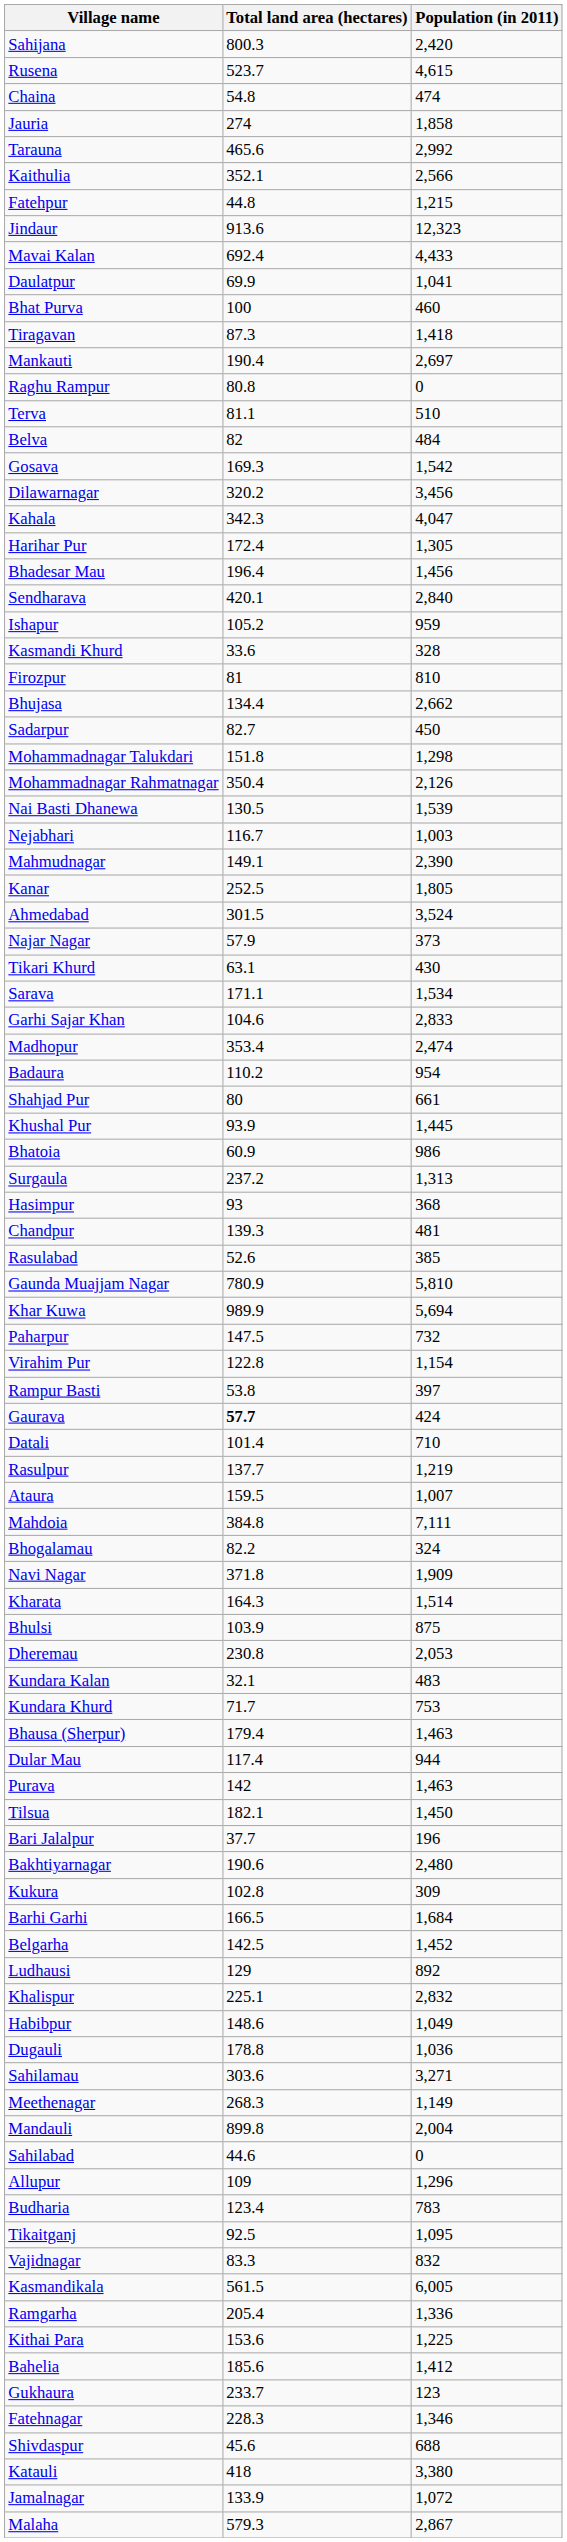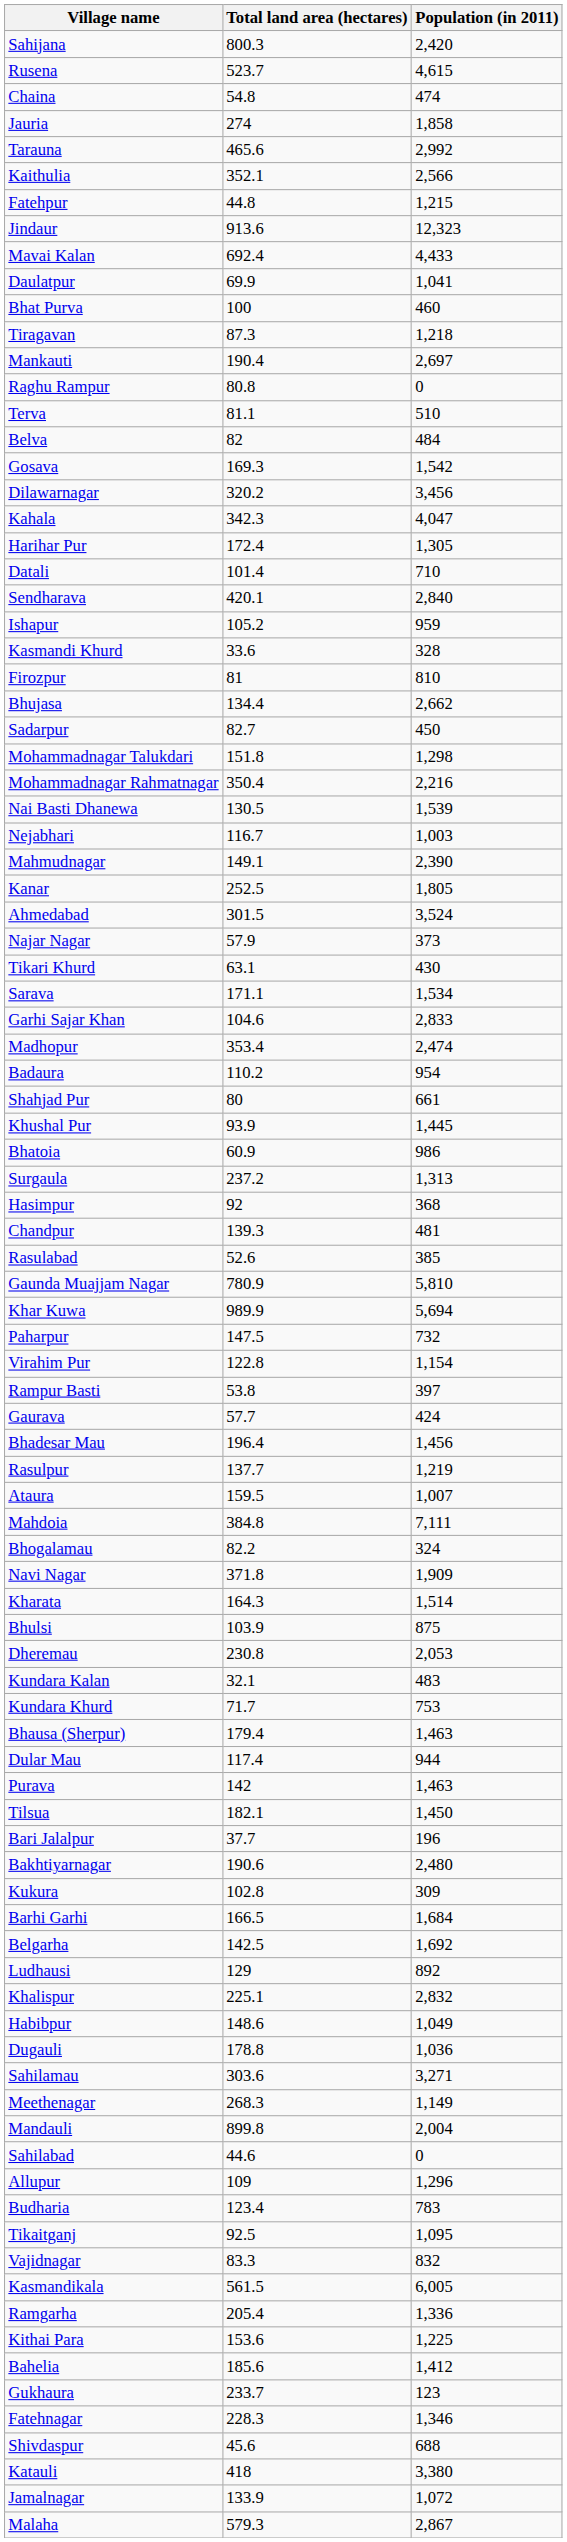(434, 334) 1,418 -> (434, 334) 1,218
rows swapped: (57, 571) <-> (29, 1442)
(434, 783) 2,126 -> (434, 783) 2,216
(235, 1205) 93 -> (235, 1205) 92
(241, 1416) bold -> (241, 1416) normal
(434, 1944) 1,452 -> (434, 1944) 1,692
